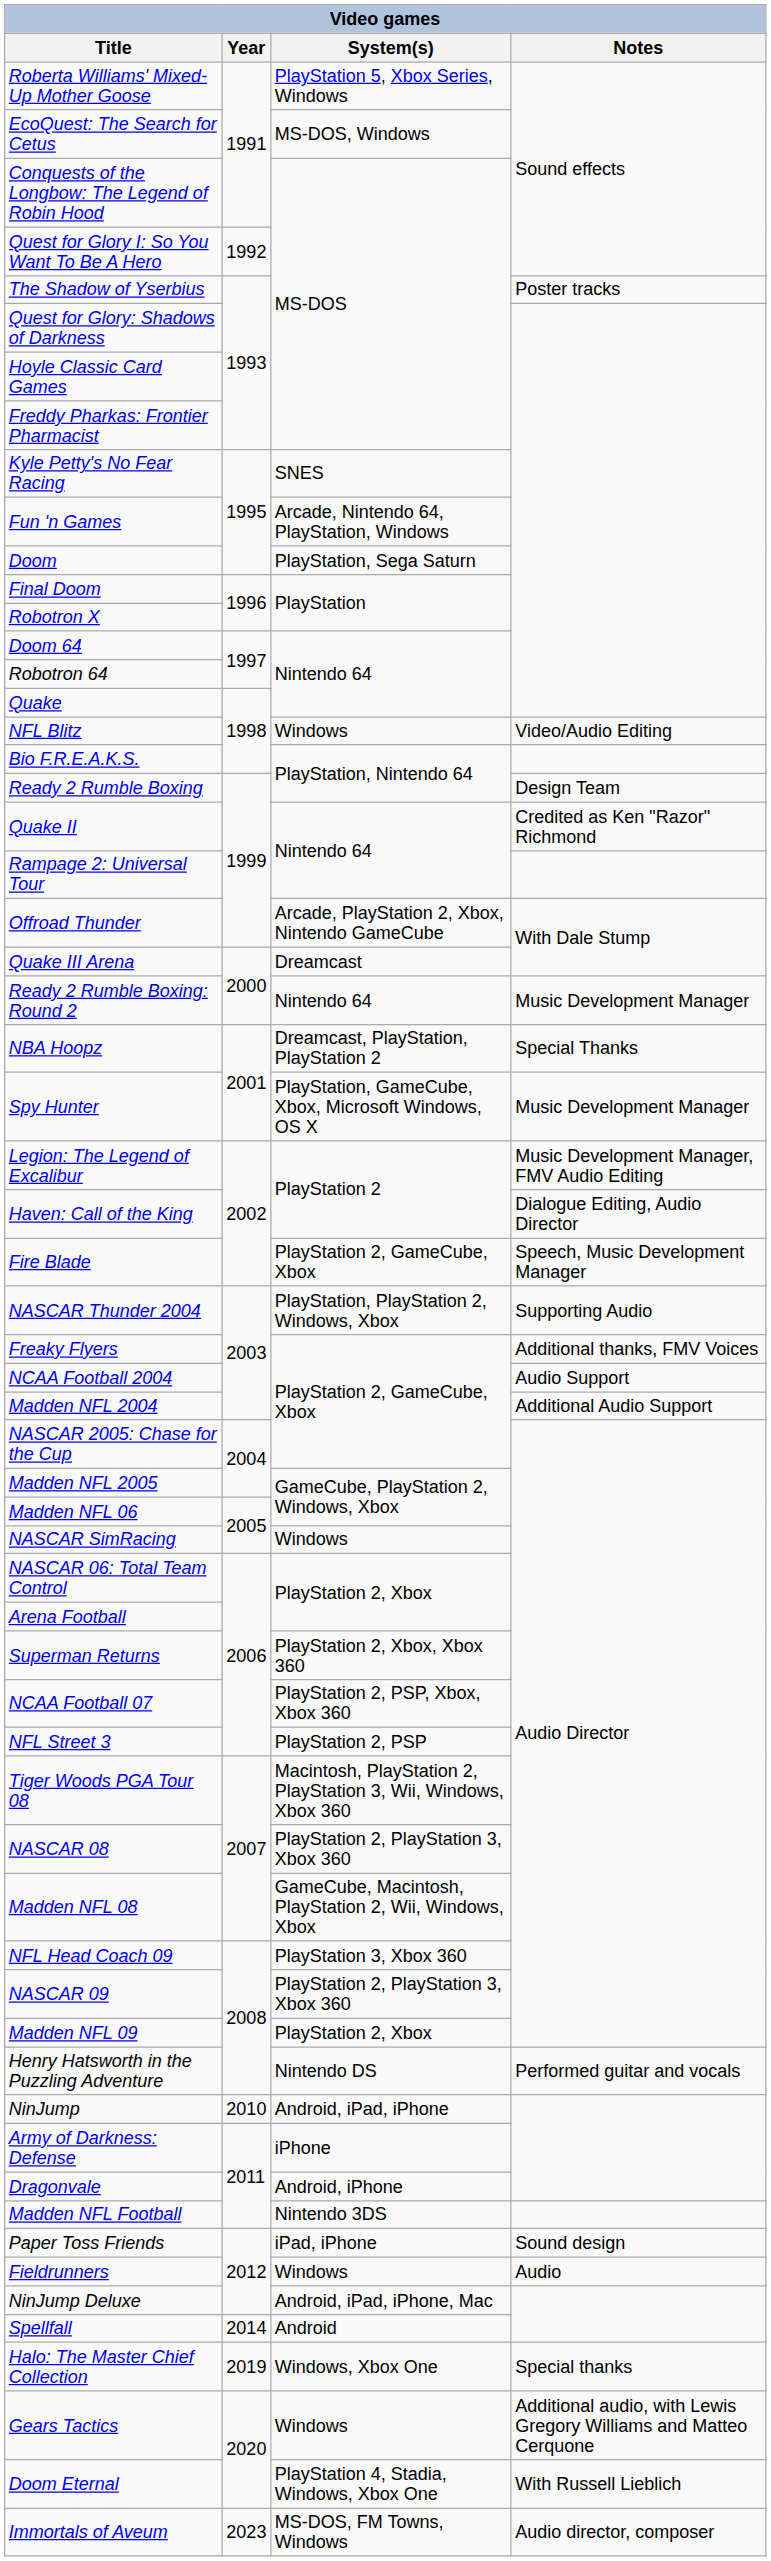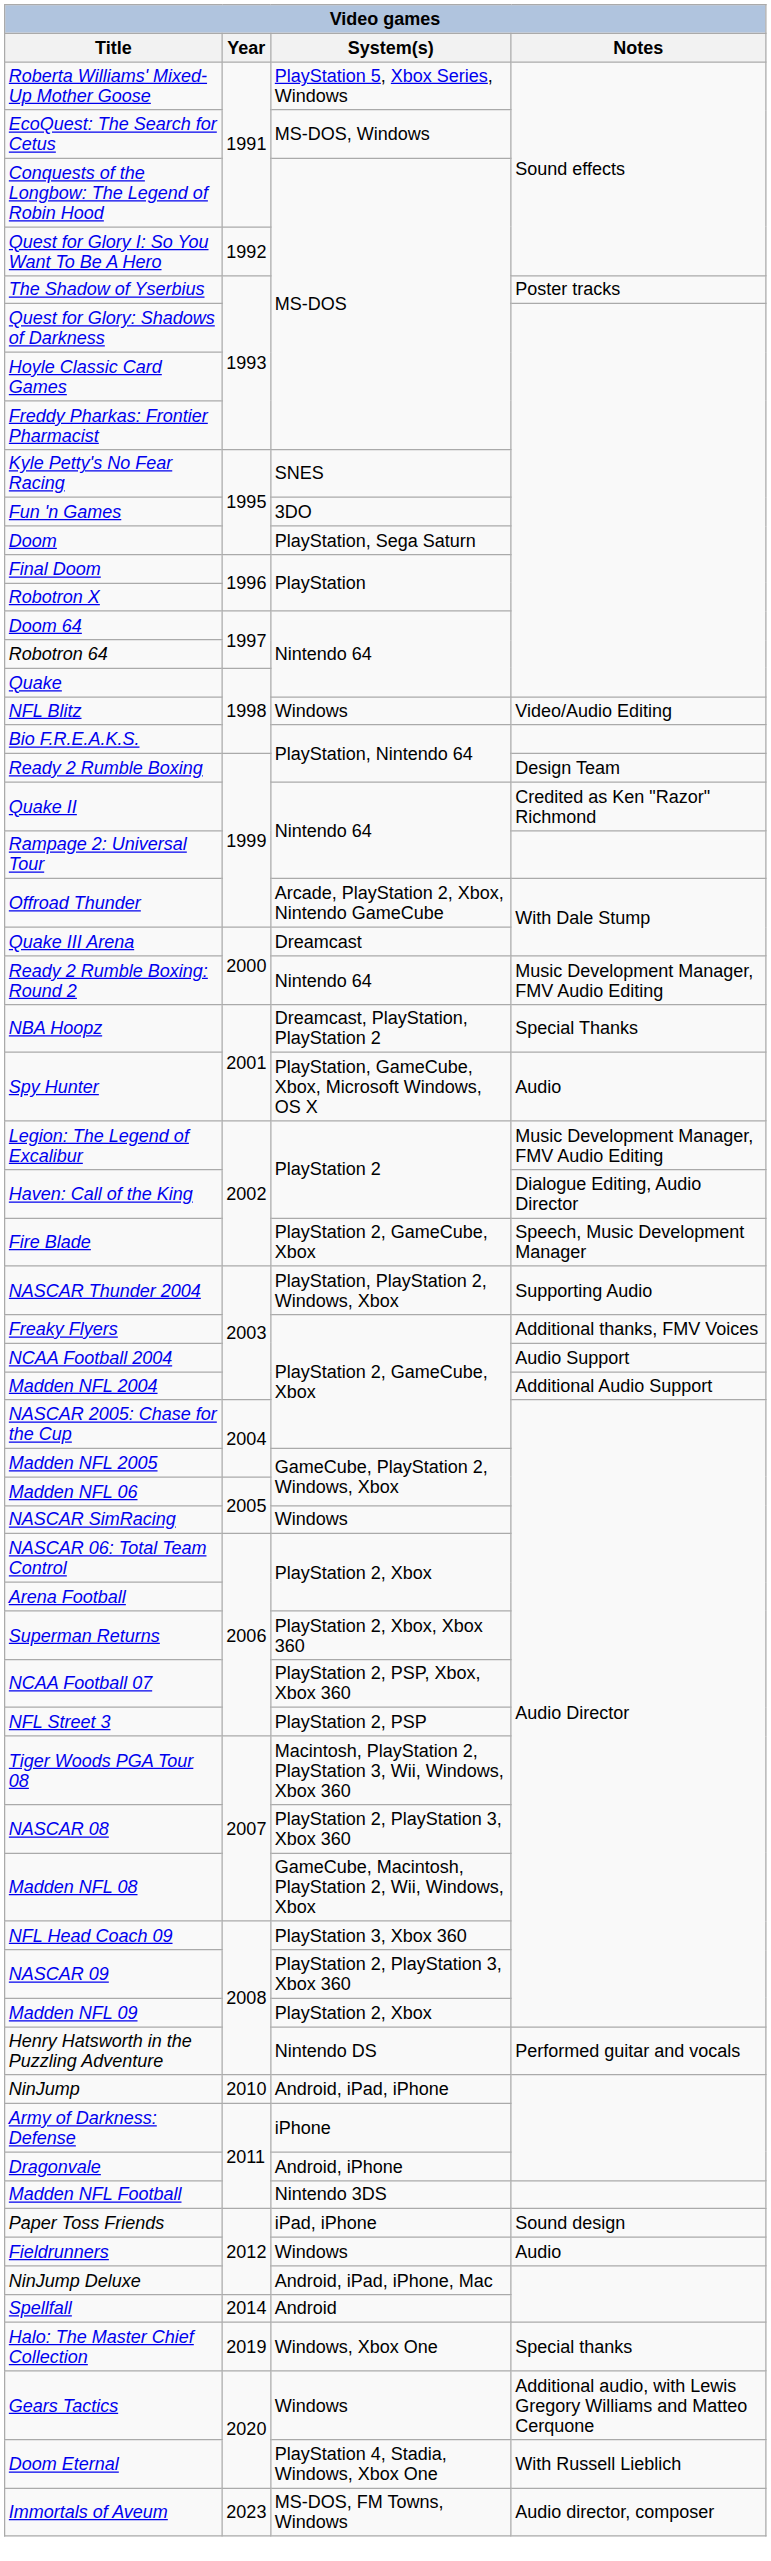(362, 522) Arcade, Nintendo 64, PlayStation, Windows -> (293, 512) 3DO
(632, 1000) Music Development Manager -> (634, 980) Music Development Manager, FMV Audio Editing
(632, 1107) Music Development Manager -> (538, 1087) Audio
